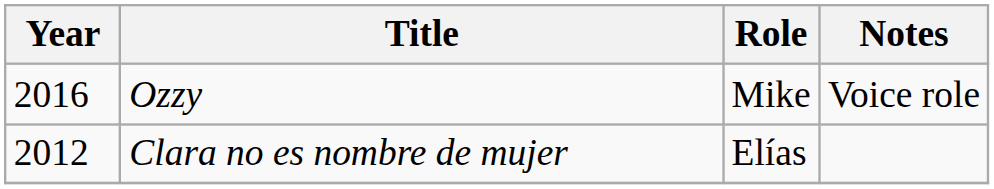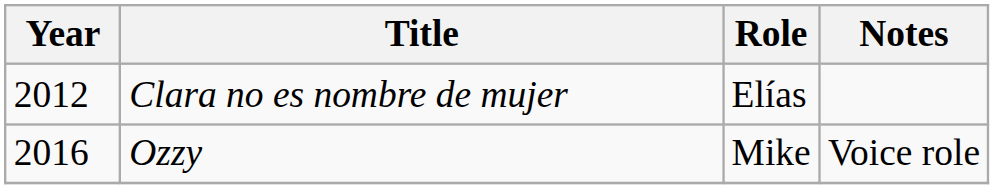rows swapped: (349, 152) <-> (166, 93)
